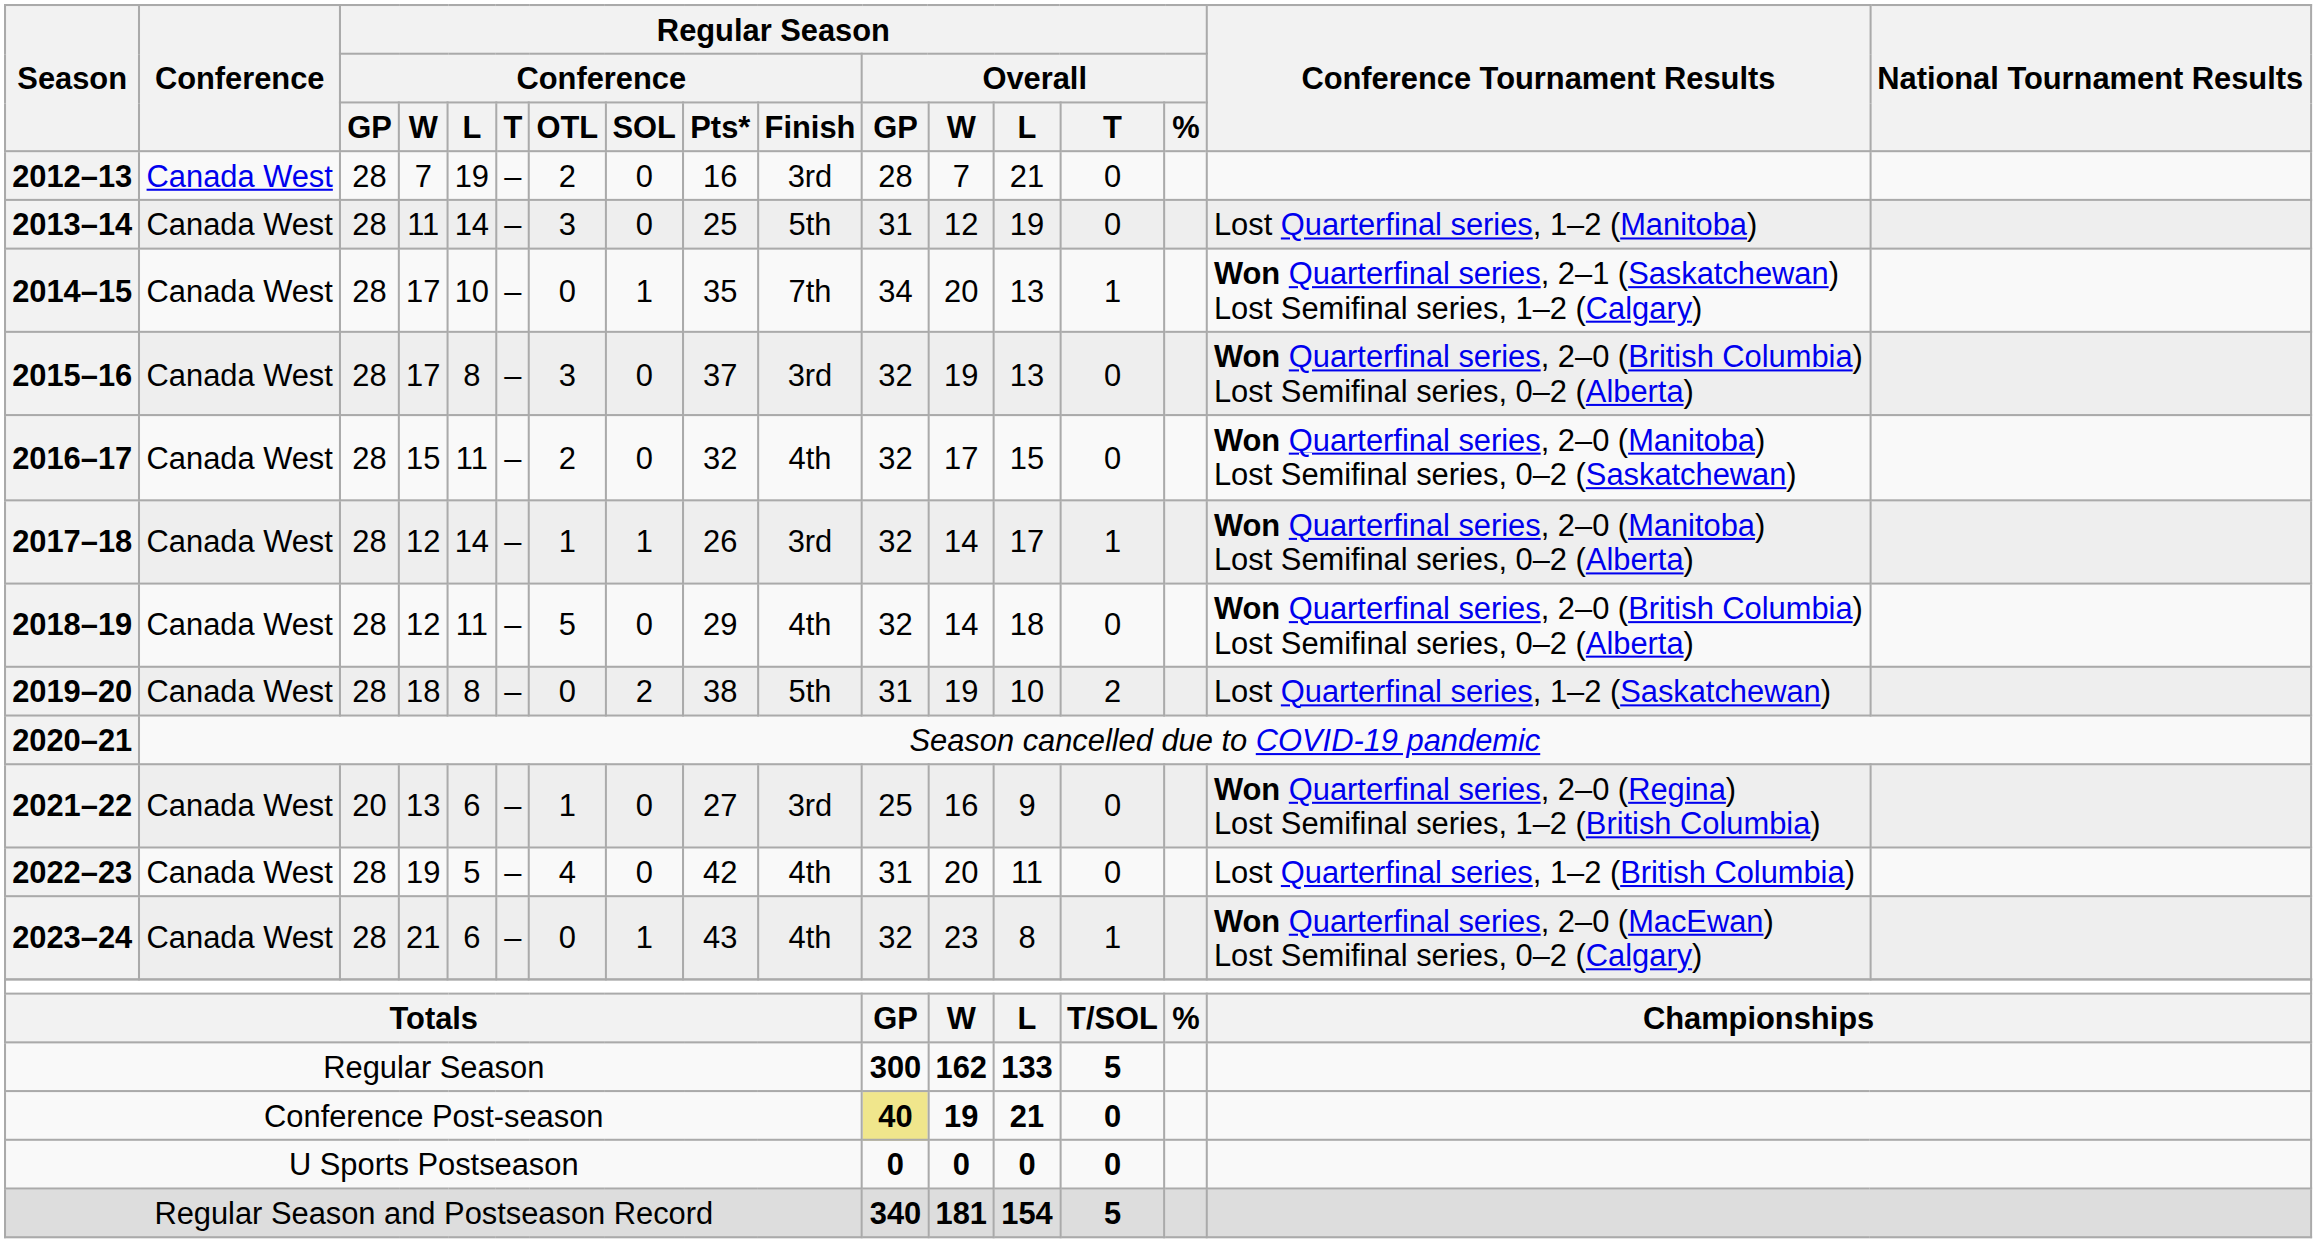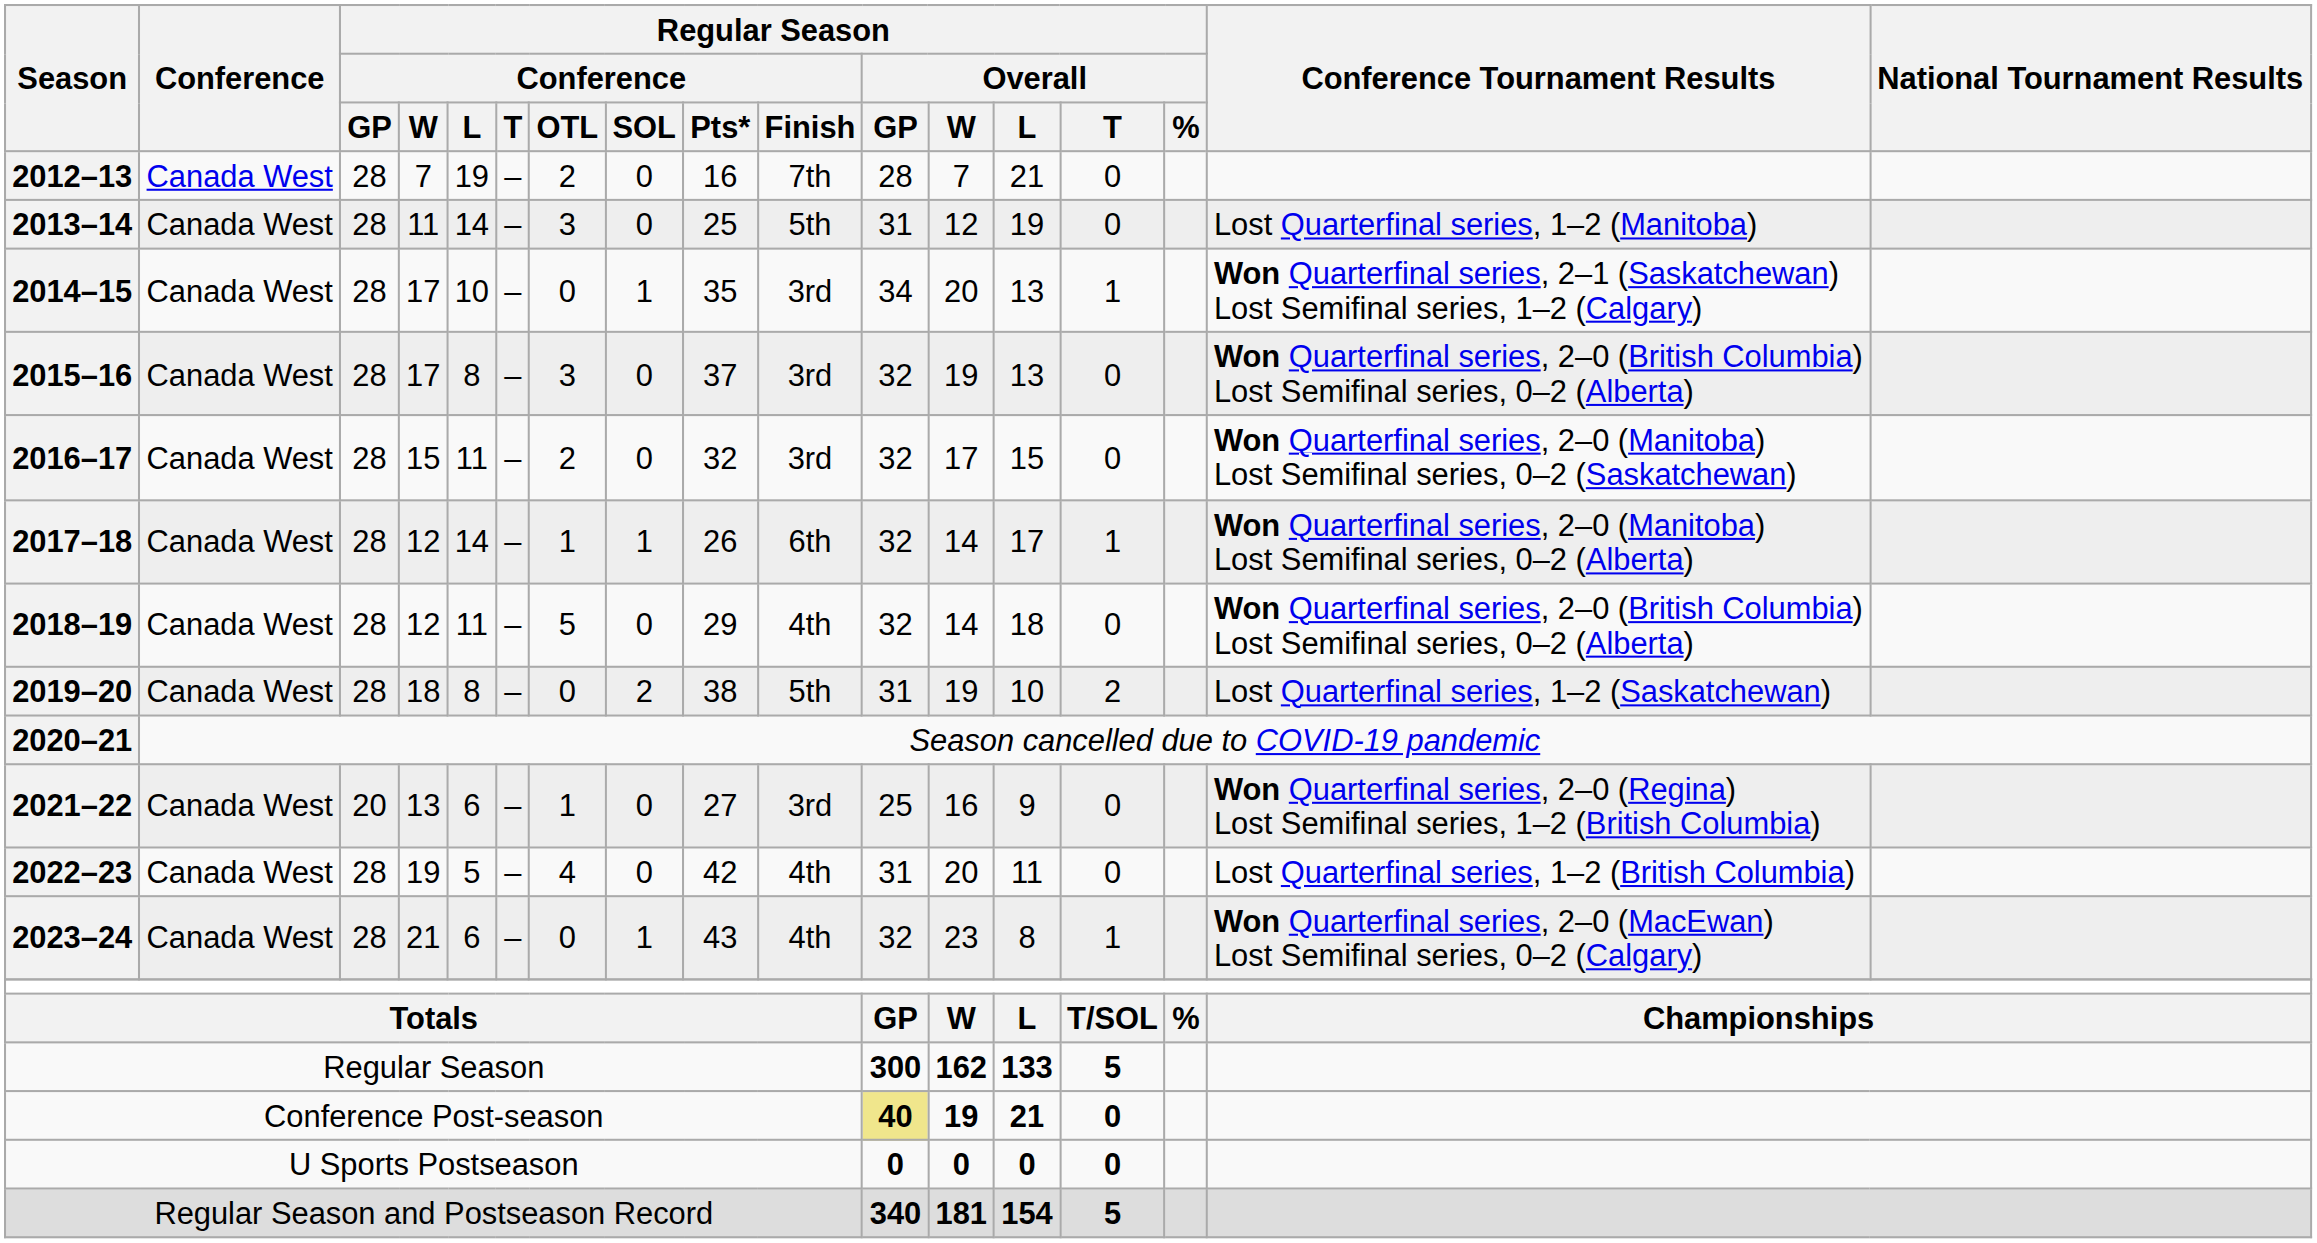(810, 176) 3rd -> (810, 176) 7th
(810, 291) 7th -> (810, 291) 3rd
(810, 458) 4th -> (810, 458) 3rd
(810, 541) 3rd -> (810, 541) 6th
